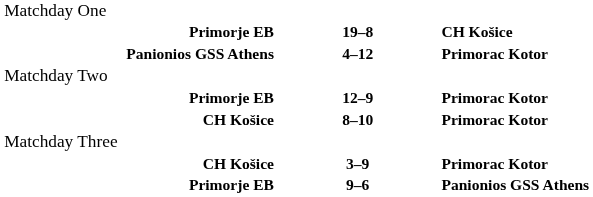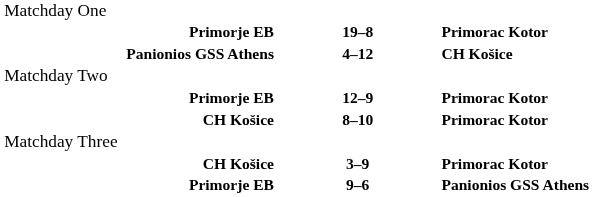(477, 32) CH Košice -> (495, 32) Primorac Kotor
(495, 53) Primorac Kotor -> (477, 53) CH Košice
